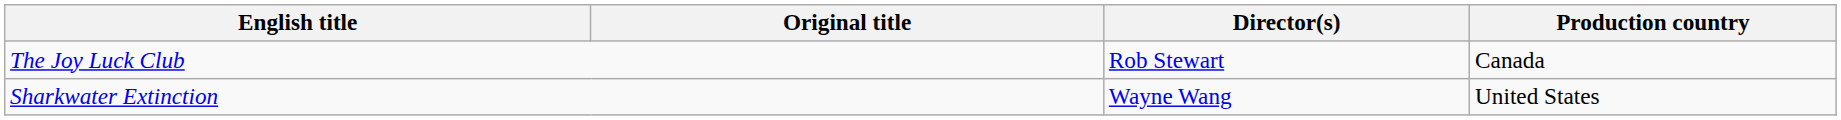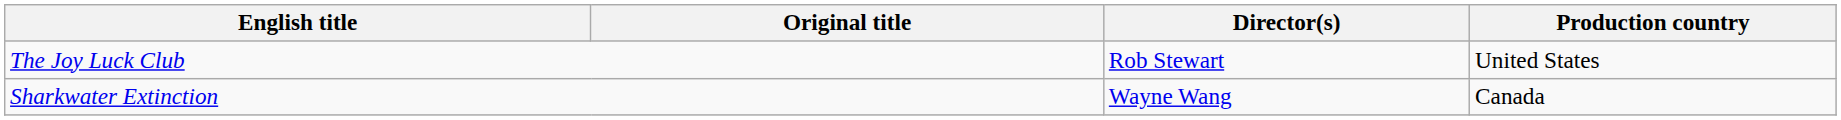(1510, 59) Canada -> (1537, 59) United States
(1537, 96) United States -> (1510, 96) Canada
